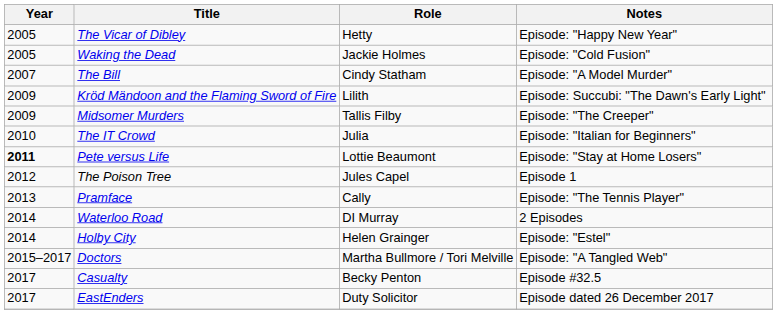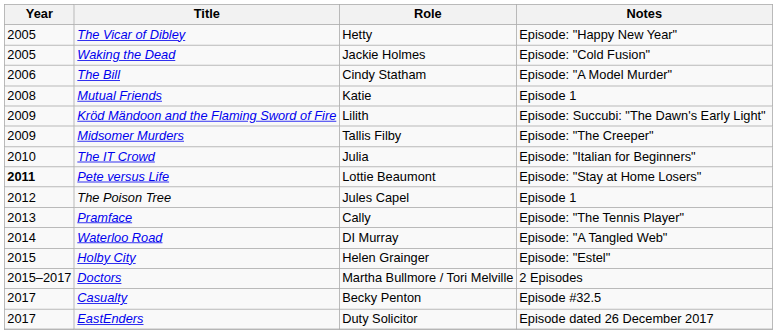(22, 75) 2007 -> (22, 75) 2006
+ row: (120, 95)
(551, 217) 2 Episodes -> (593, 237) Episode: "A Tangled Web"
(22, 237) 2014 -> (22, 258) 2015
(593, 258) Episode: "A Tangled Web" -> (551, 278) 2 Episodes
